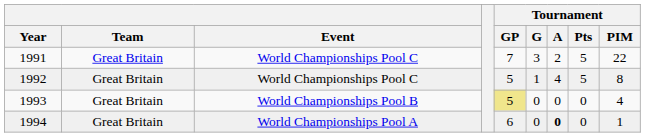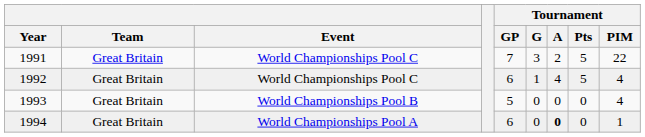(510, 79) 5 -> (510, 79) 6
(620, 79) 8 -> (620, 79) 4
(510, 100) khaki background -> (510, 100) no background
